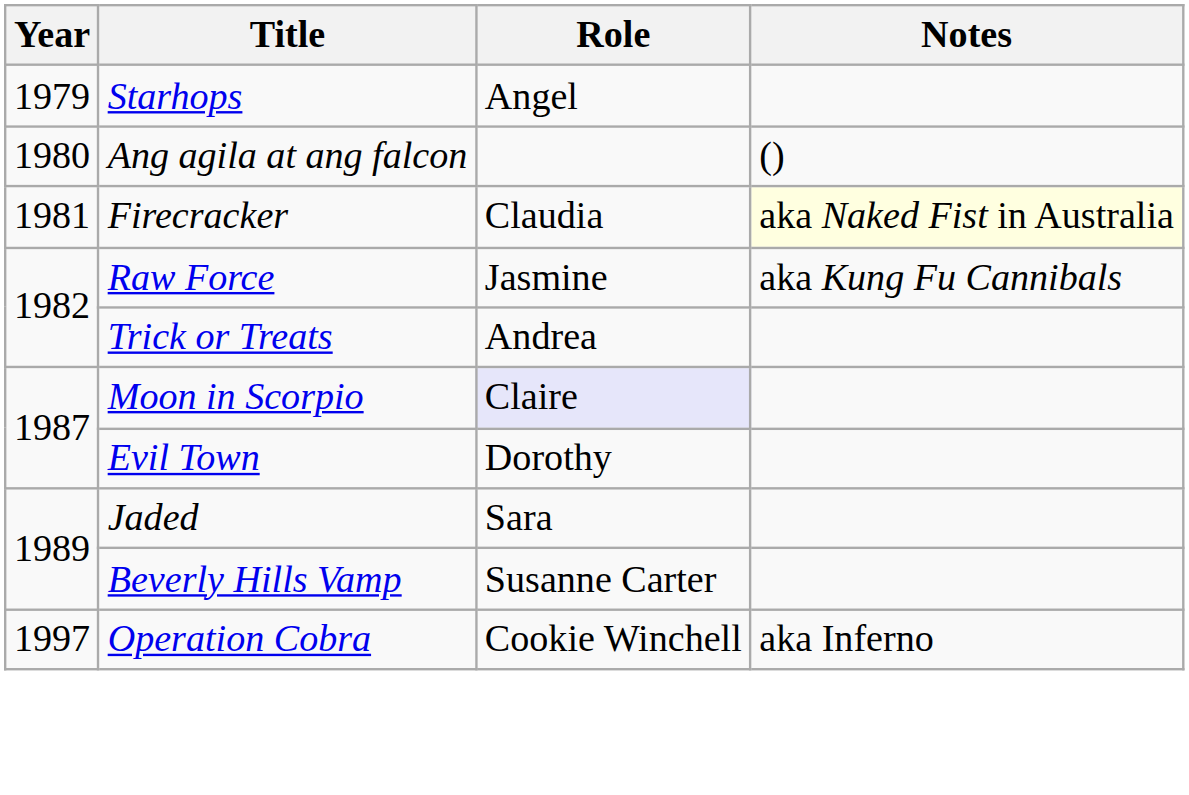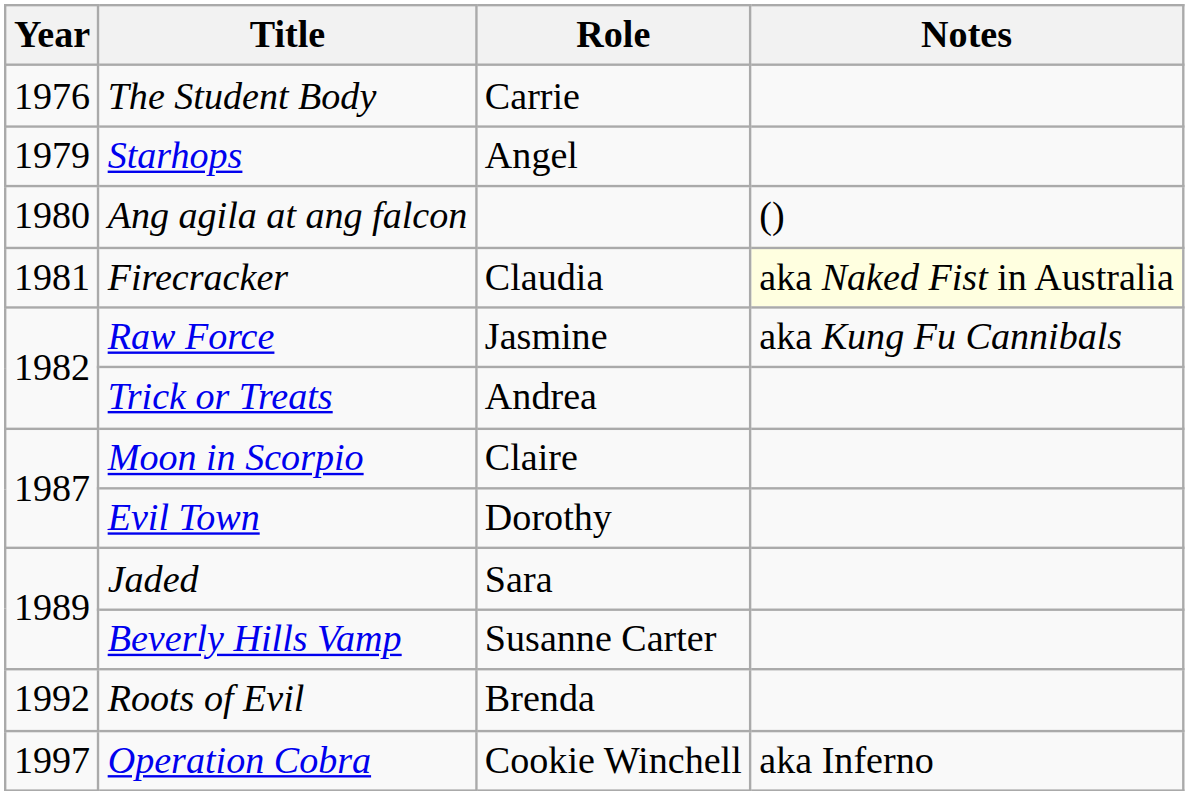+ row: (242, 95)
(531, 397) lavender background -> (531, 457) no background
+ row: (206, 699)
